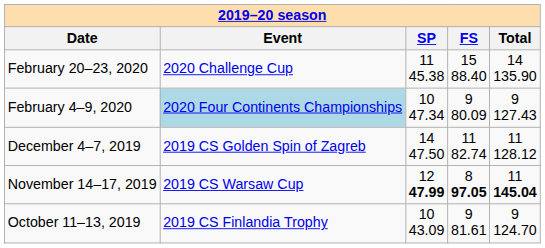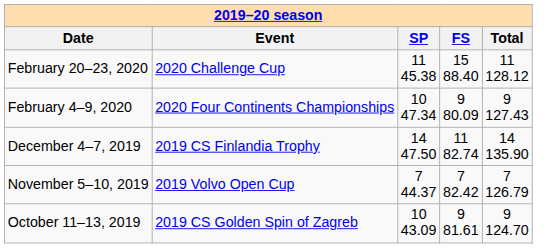(515, 68) 14 135.90 -> (507, 68) 11 128.12
(283, 107) lightblue background -> (275, 107) no background
(264, 146) 2019 CS Golden Spin of Zagreb -> (238, 146) 2019 CS Finlandia Trophy
(515, 146) 11 128.12 -> (507, 146) 14 135.90
- row: (82, 184)
+ row: (78, 184)
(245, 223) 2019 CS Finlandia Trophy -> (257, 223) 2019 CS Golden Spin of Zagreb
